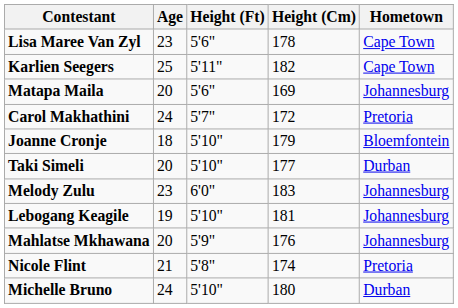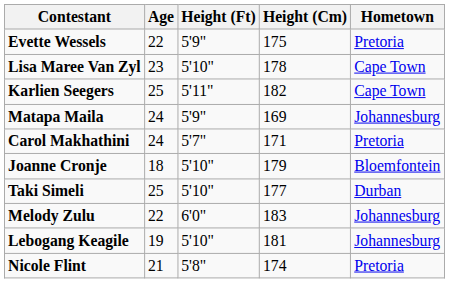+ row: (57, 41)
(203, 41) 5'6" -> (198, 66) 5'10"
(165, 91) 20 -> (156, 116) 24
(203, 91) 5'6" -> (194, 116) 5'9"
(284, 116) 172 -> (275, 141) 171
(165, 166) 20 -> (156, 191) 25
(165, 191) 23 -> (156, 215) 22
- row: (79, 240)
- row: (60, 290)
